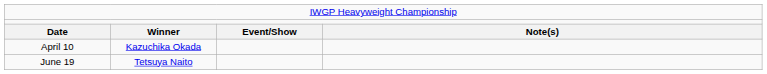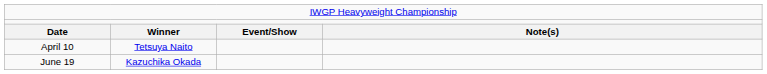(163, 46) Kazuchika Okada -> (163, 46) Tetsuya Naito
(163, 62) Tetsuya Naito -> (163, 62) Kazuchika Okada
